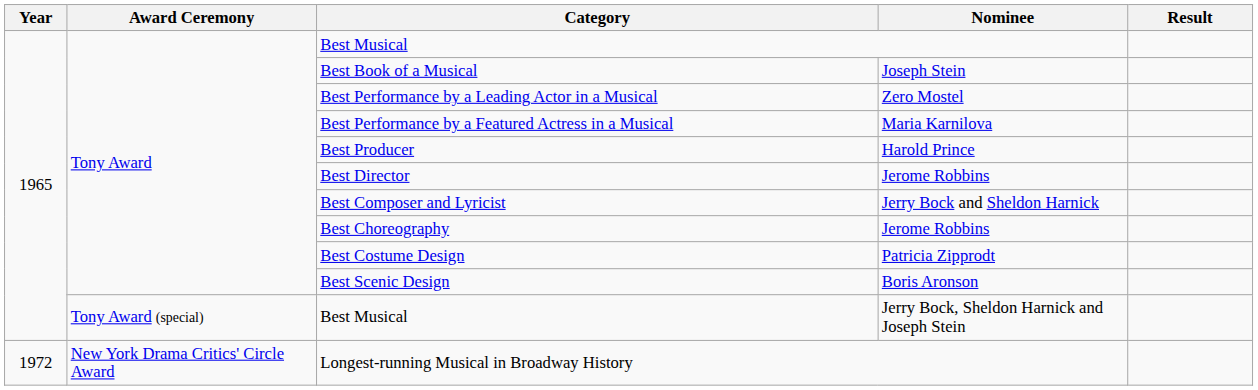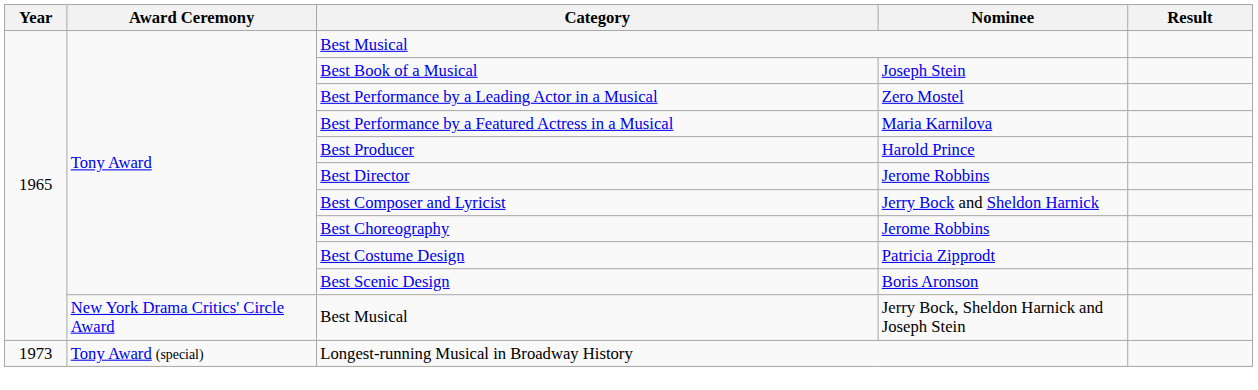(137, 317) Tony Award (special) -> (177, 317) New York Drama Critics' Circle Award
(36, 362) 1972 -> (36, 353) 1973
(177, 362) New York Drama Critics' Circle Award -> (137, 353) Tony Award (special)
